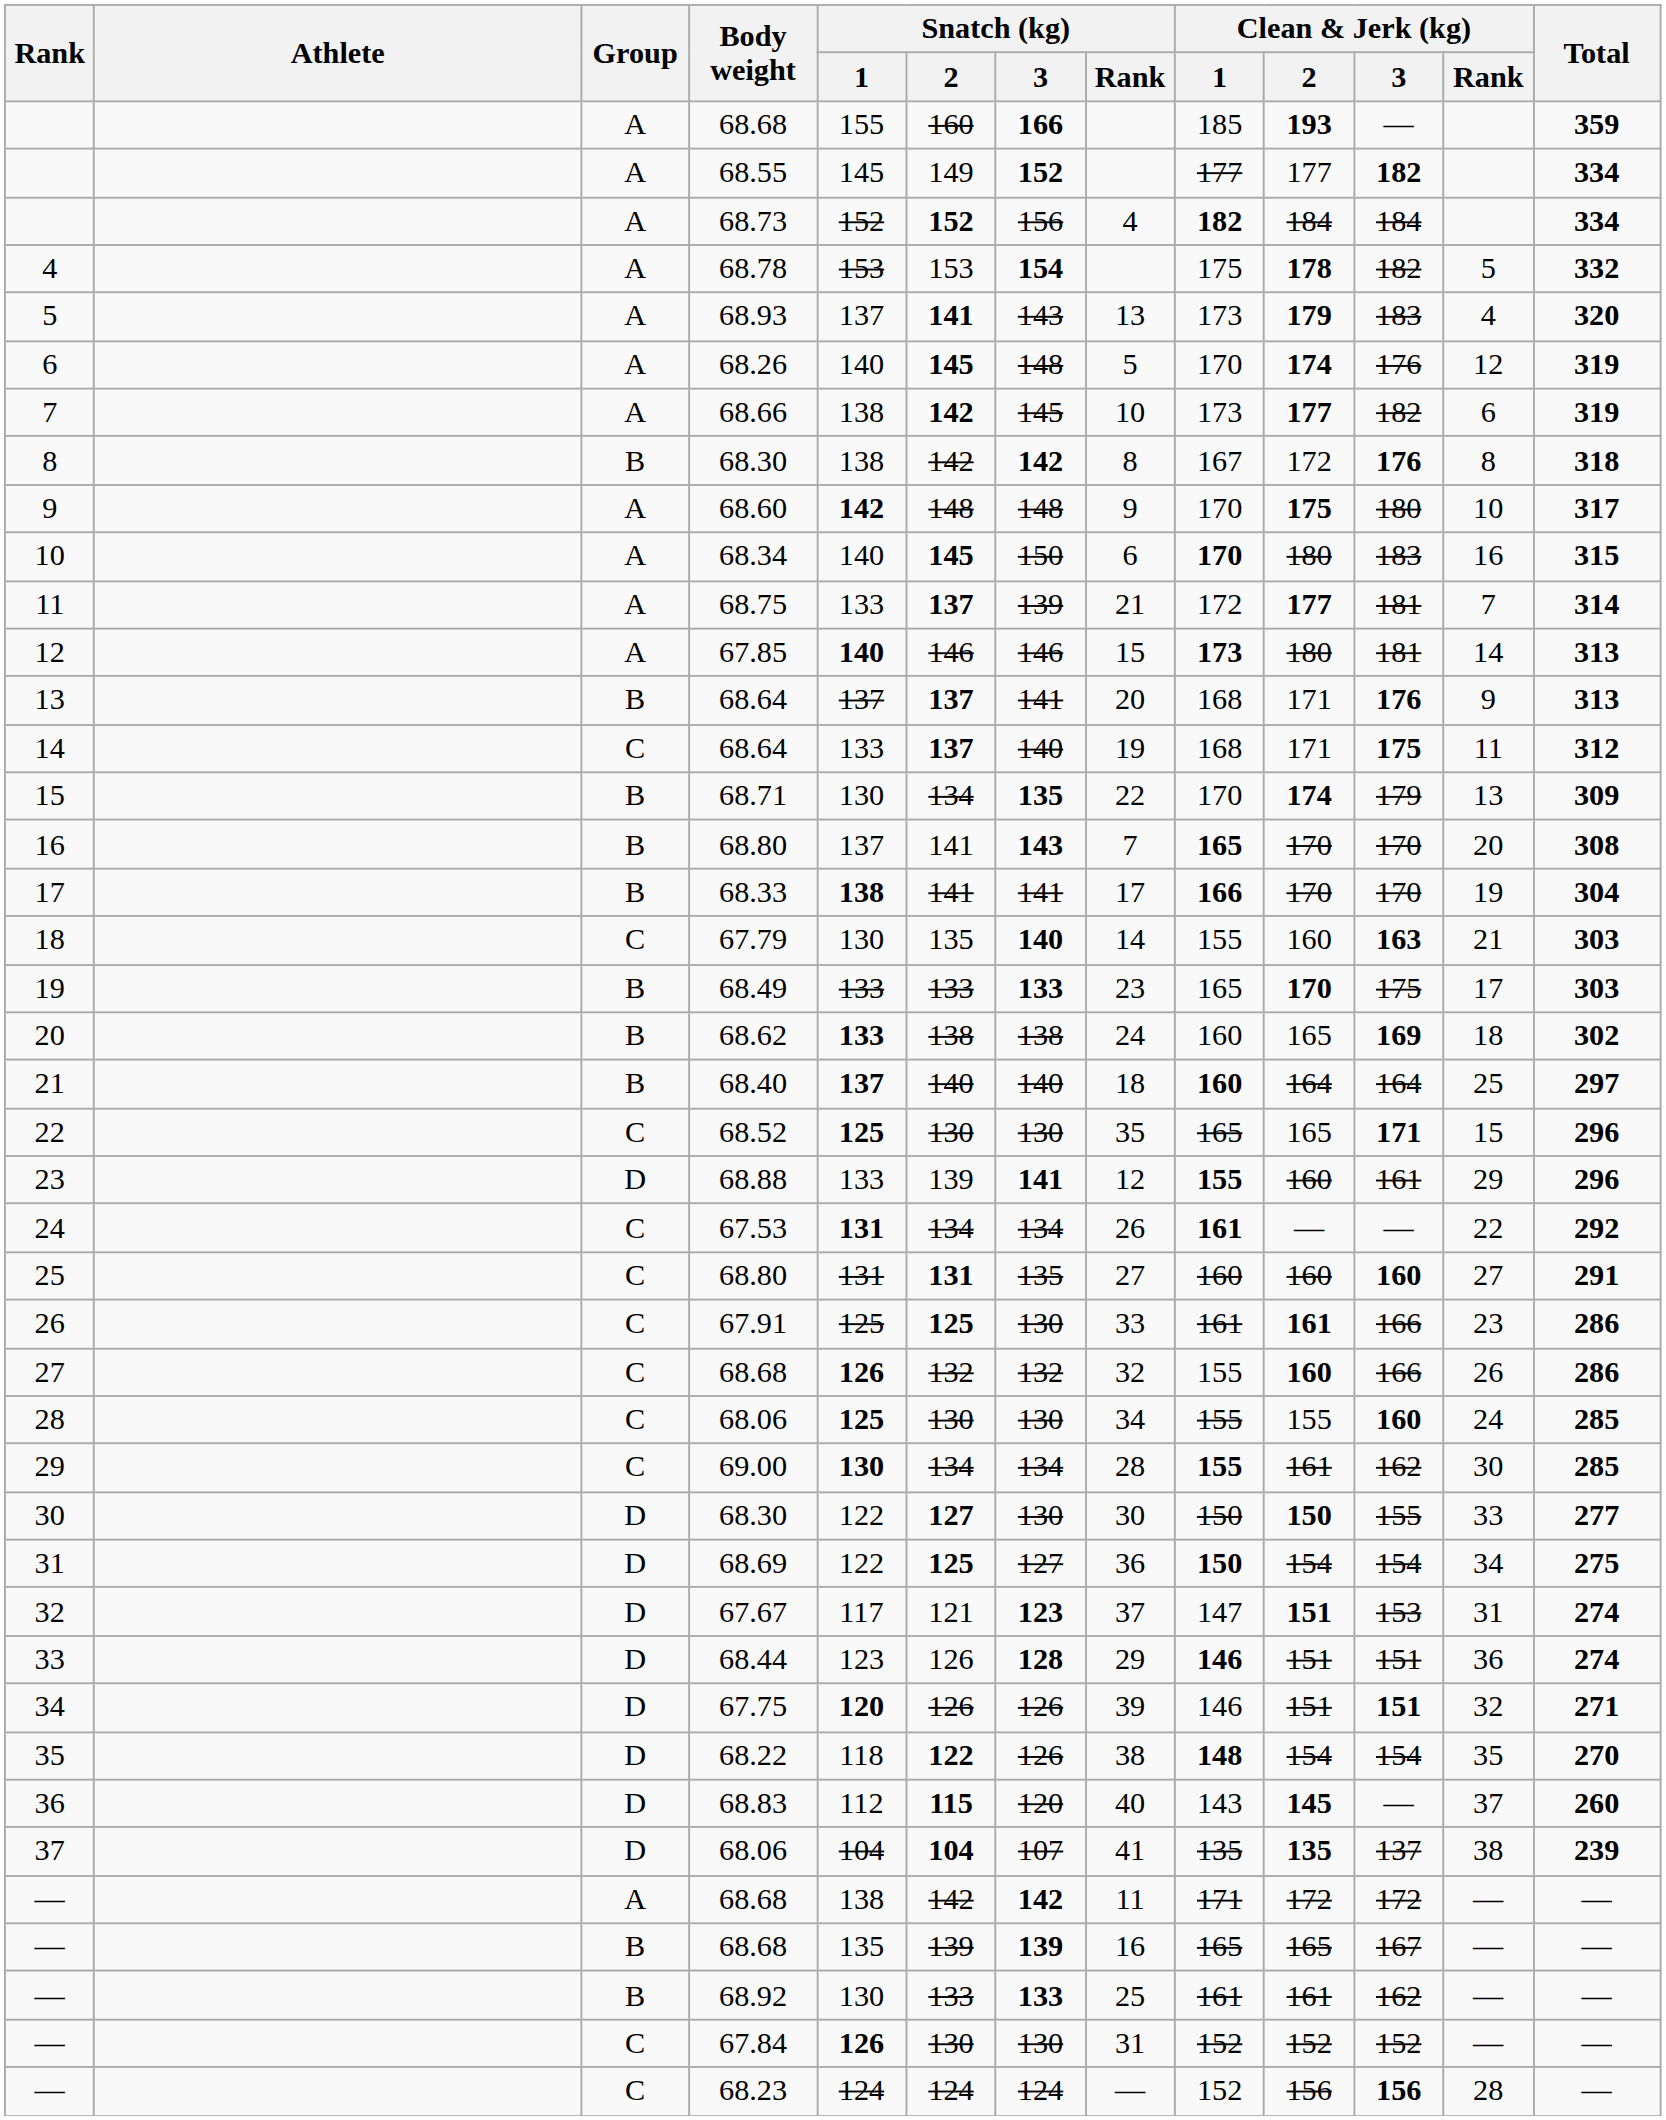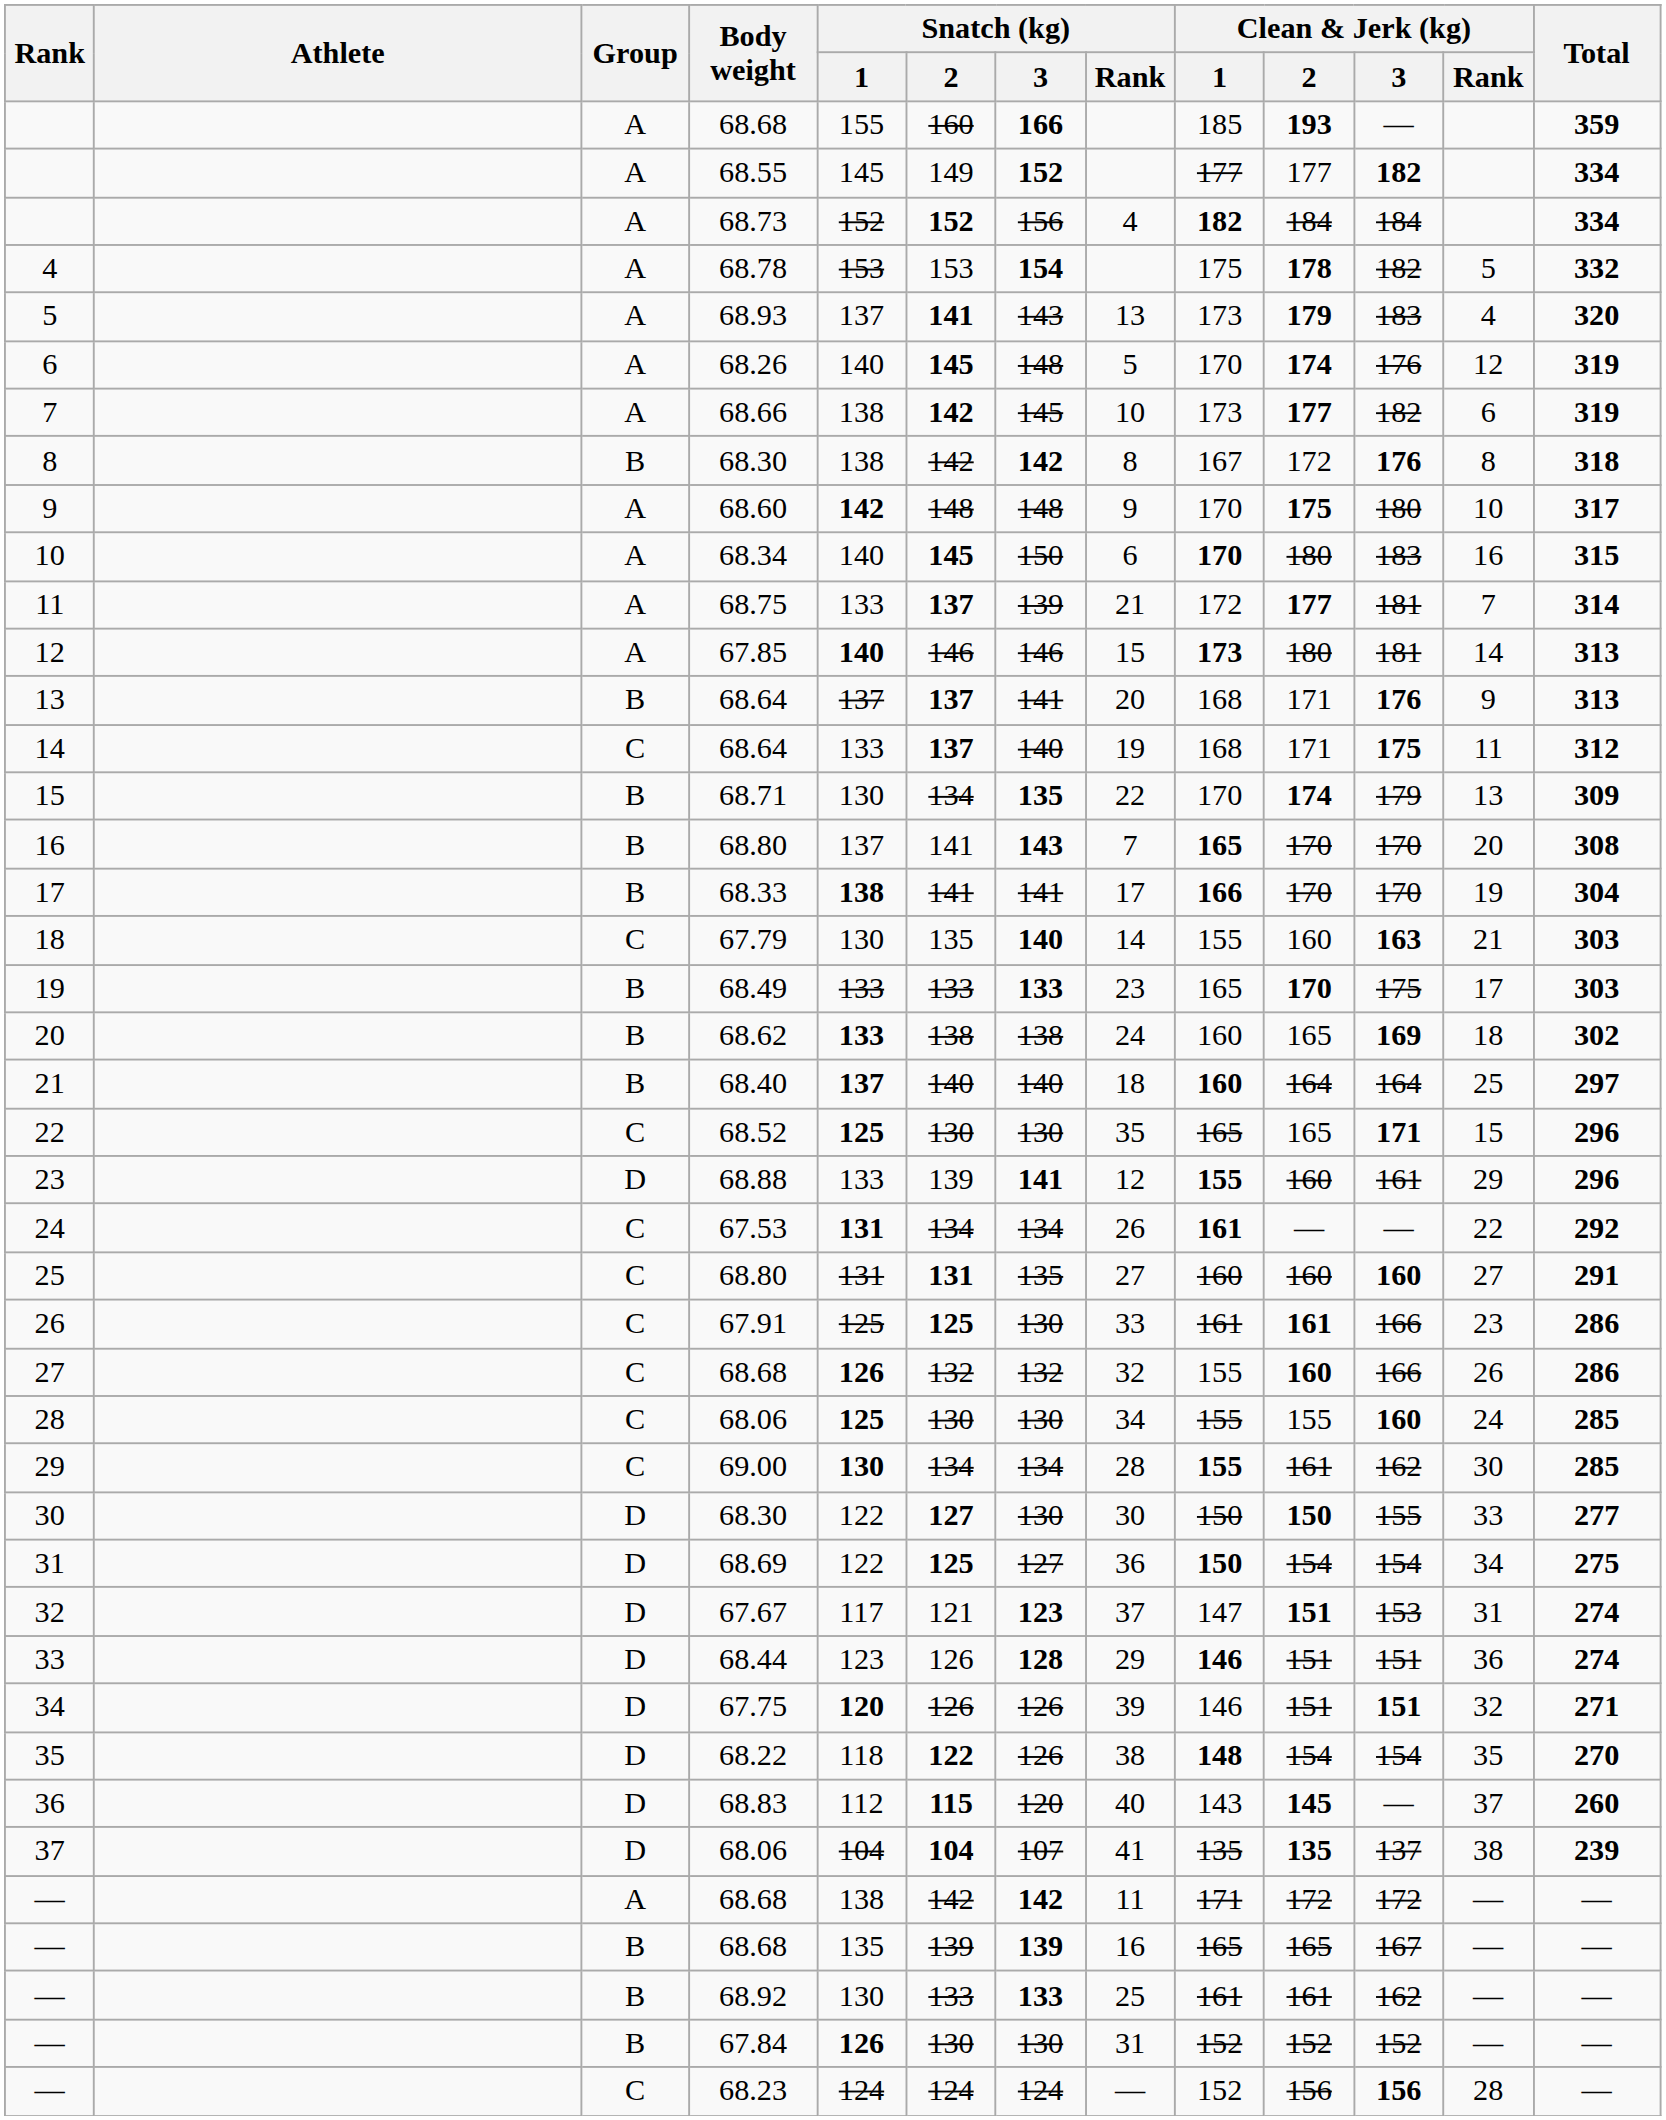(635, 2042) C -> (635, 2042) B
